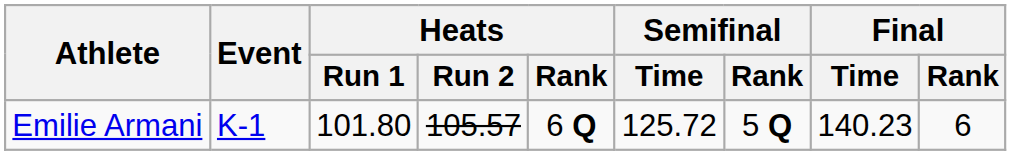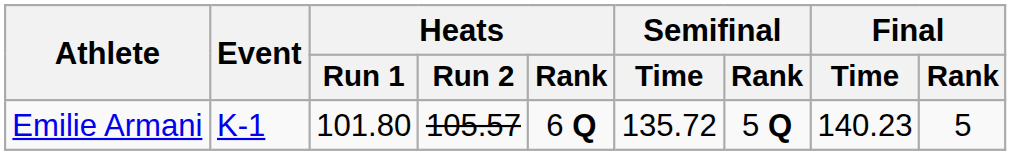(669, 126) 125.72 -> (669, 126) 135.72
(963, 126) 6 -> (963, 126) 5
